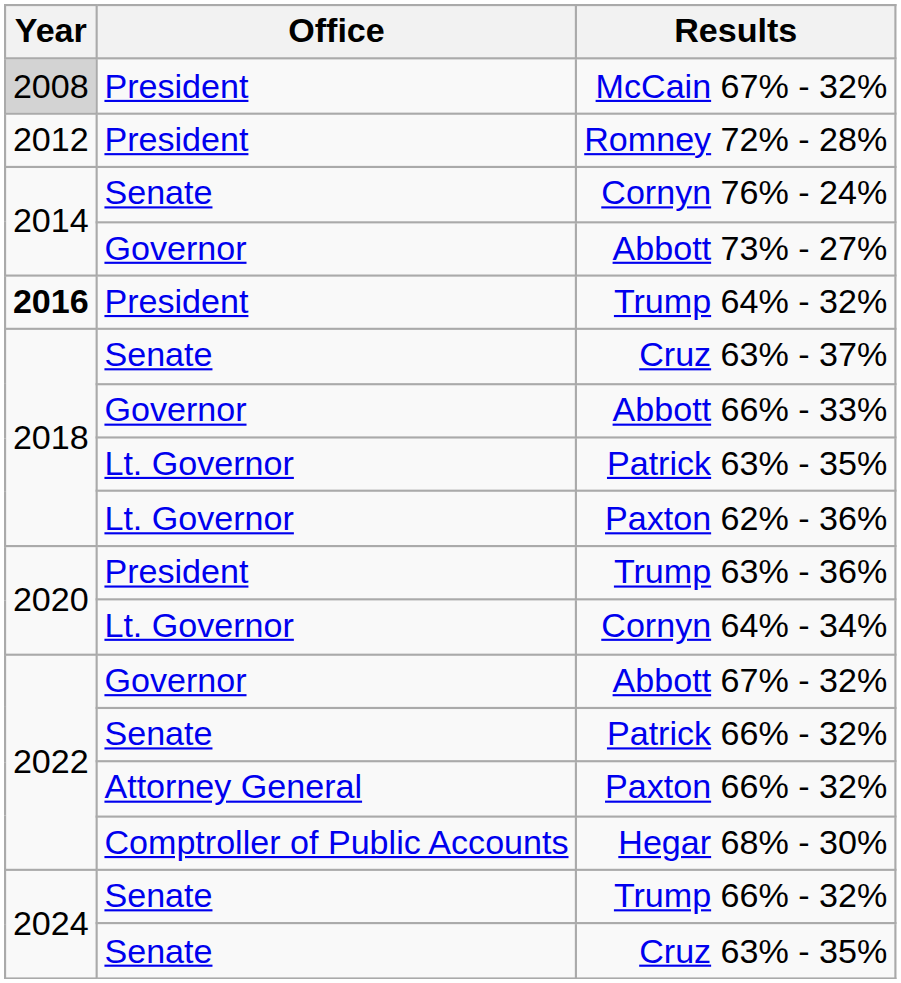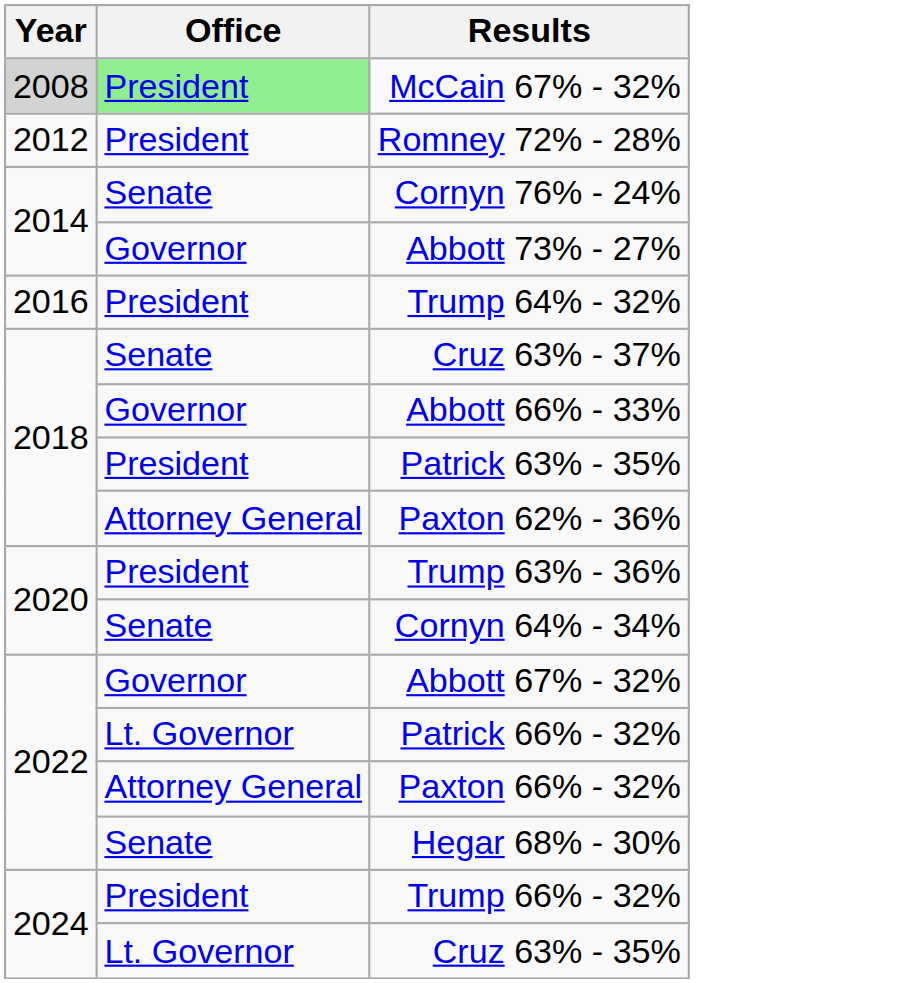(176, 85) no background -> (176, 85) lightgreen background
(51, 301) bold -> (51, 301) normal
(199, 463) Lt. Governor -> (176, 463) President
(199, 517) Lt. Governor -> (233, 517) Attorney General
(199, 626) Lt. Governor -> (158, 626) Senate
(158, 734) Senate -> (199, 734) Lt. Governor
(336, 842) Comptroller of Public Accounts -> (158, 842) Senate
(158, 896) Senate -> (176, 896) President
(158, 950) Senate -> (199, 950) Lt. Governor
